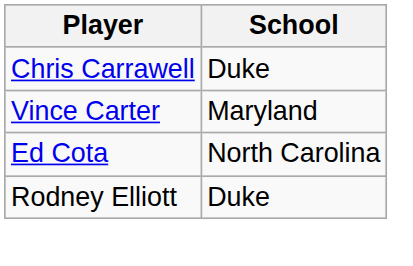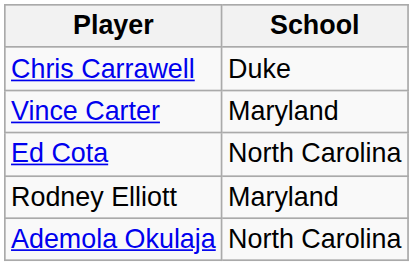(239, 196) Duke -> (283, 196) Maryland
+ row: (113, 238)
